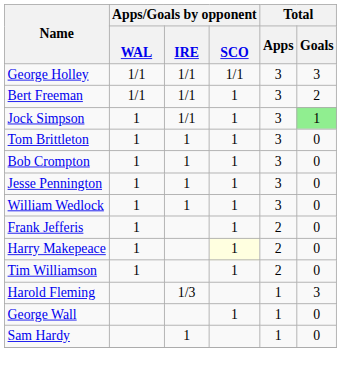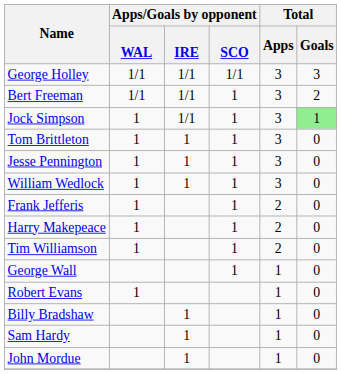- row: (49, 161)
(234, 249) lightyellow background -> (234, 227) no background
- row: (51, 292)
+ row: (45, 292)
+ row: (51, 314)
+ row: (44, 358)
